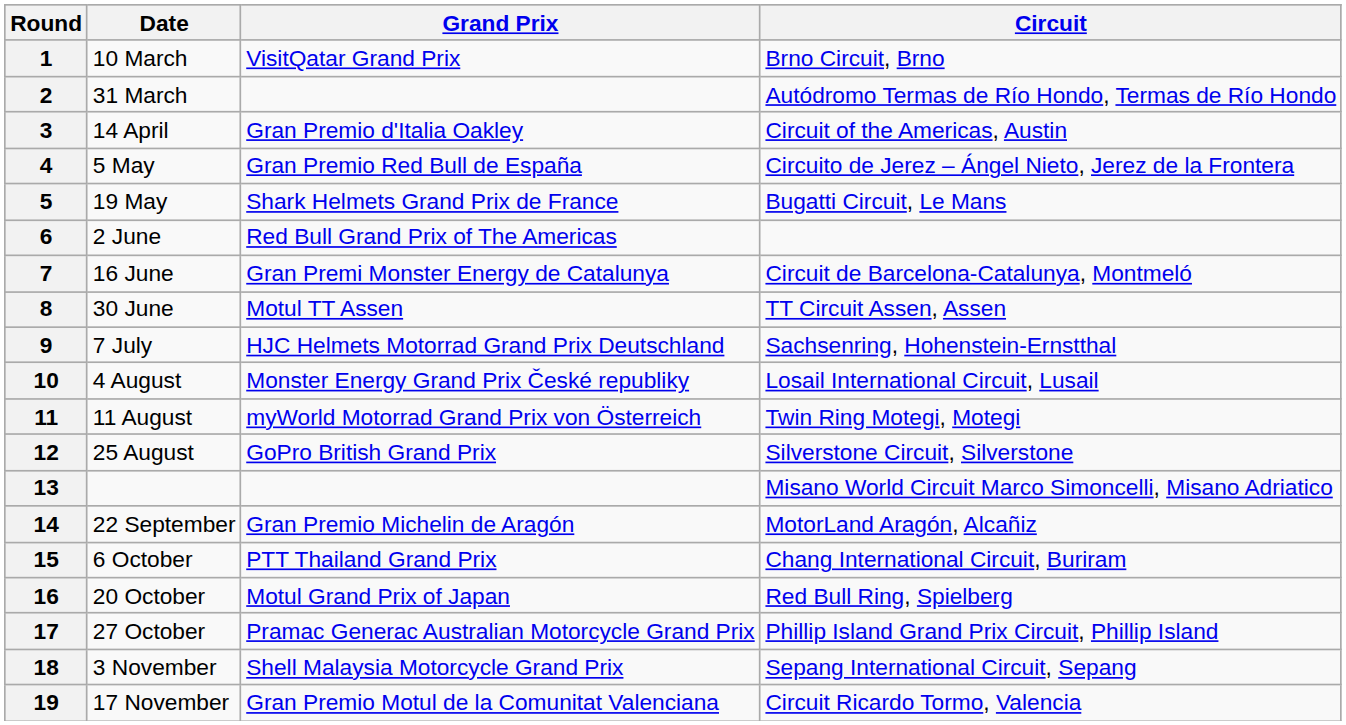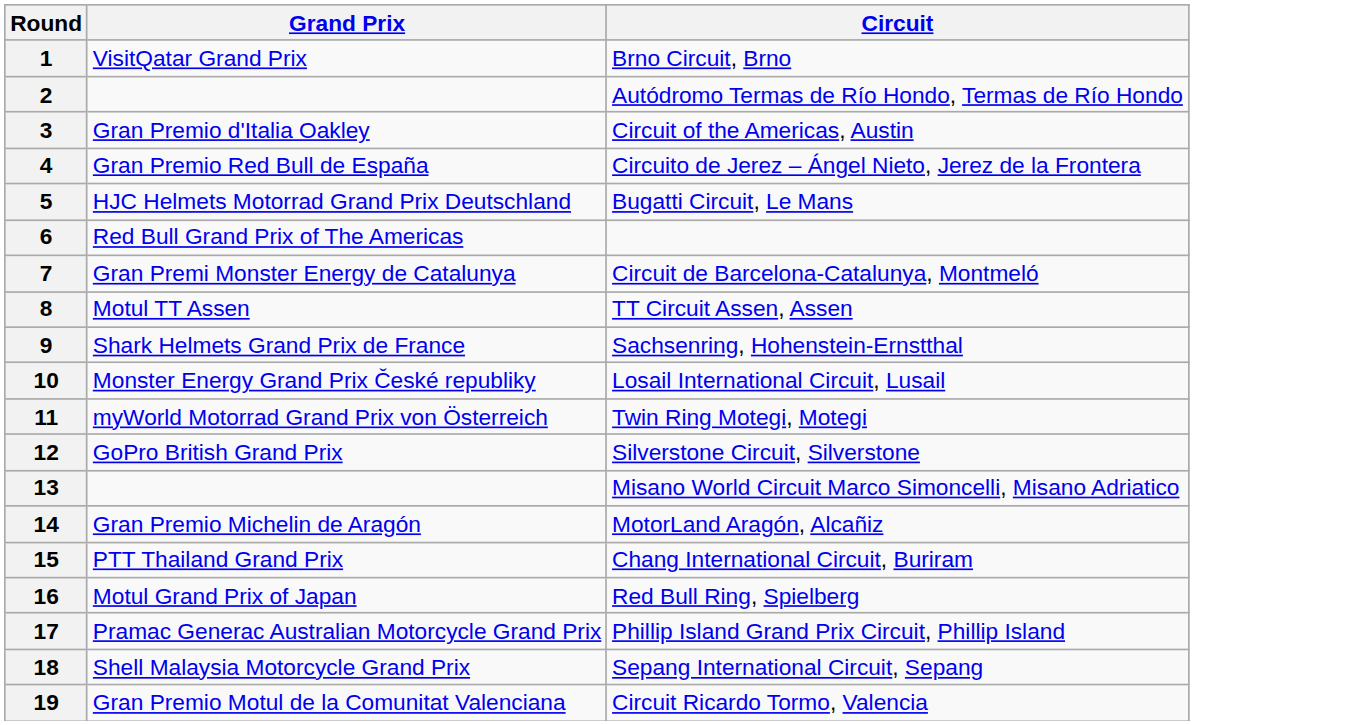- column: (164, 22)
(432, 201) Shark Helmets Grand Prix de France -> (332, 201) HJC Helmets Motorrad Grand Prix Deutschland
(485, 345) HJC Helmets Motorrad Grand Prix Deutschland -> (279, 345) Shark Helmets Grand Prix de France
